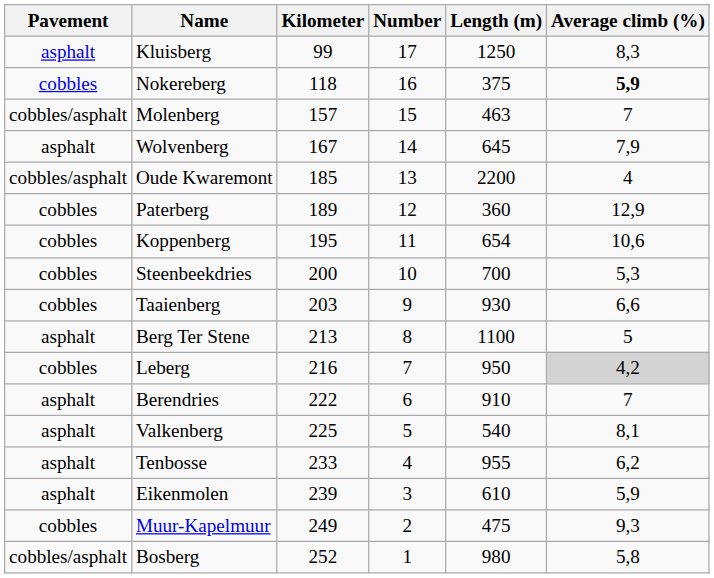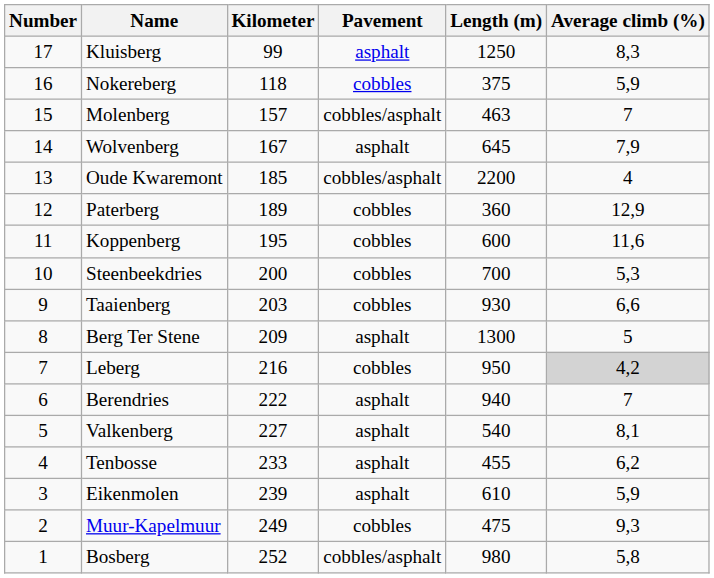columns swapped: (407, 20) <-> (68, 20)
(628, 83) bold -> (628, 83) normal
(496, 241) 654 -> (496, 241) 600
(628, 241) 10,6 -> (628, 241) 11,6
(323, 336) 213 -> (273, 336) 209
(496, 336) 1100 -> (496, 336) 1300
(496, 399) 910 -> (496, 399) 940
(323, 431) 225 -> (273, 431) 227
(496, 462) 955 -> (496, 462) 455
